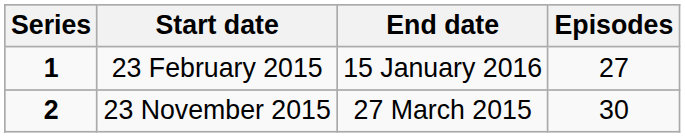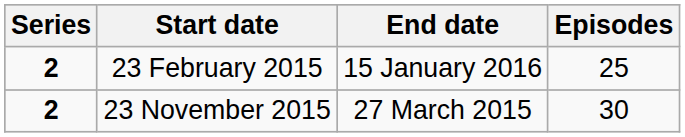(51, 68) 1 -> (51, 68) 2
(614, 68) 27 -> (614, 68) 25
